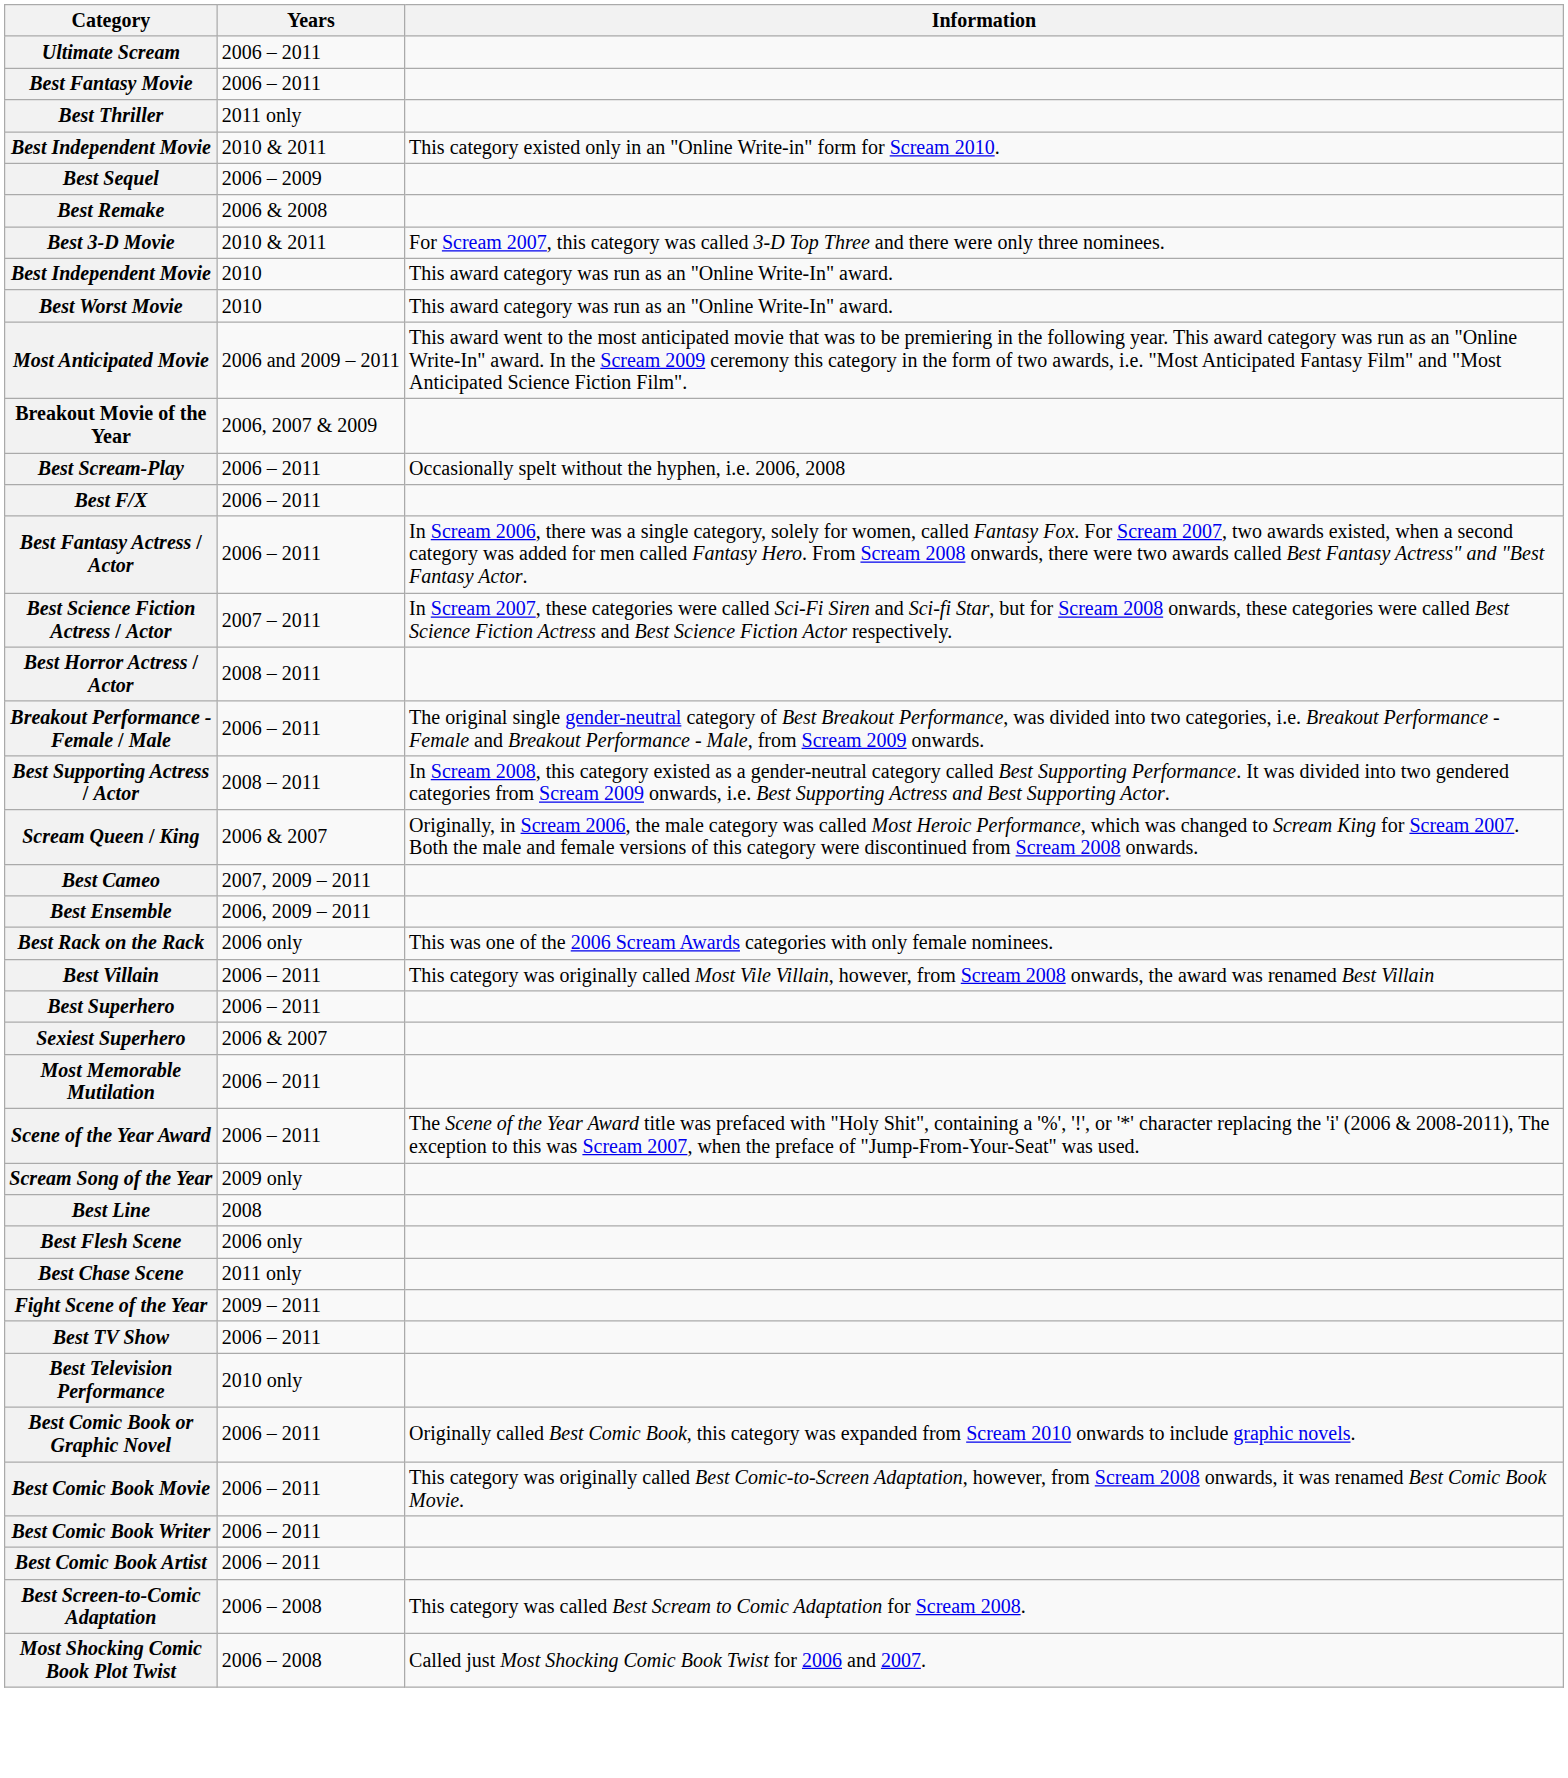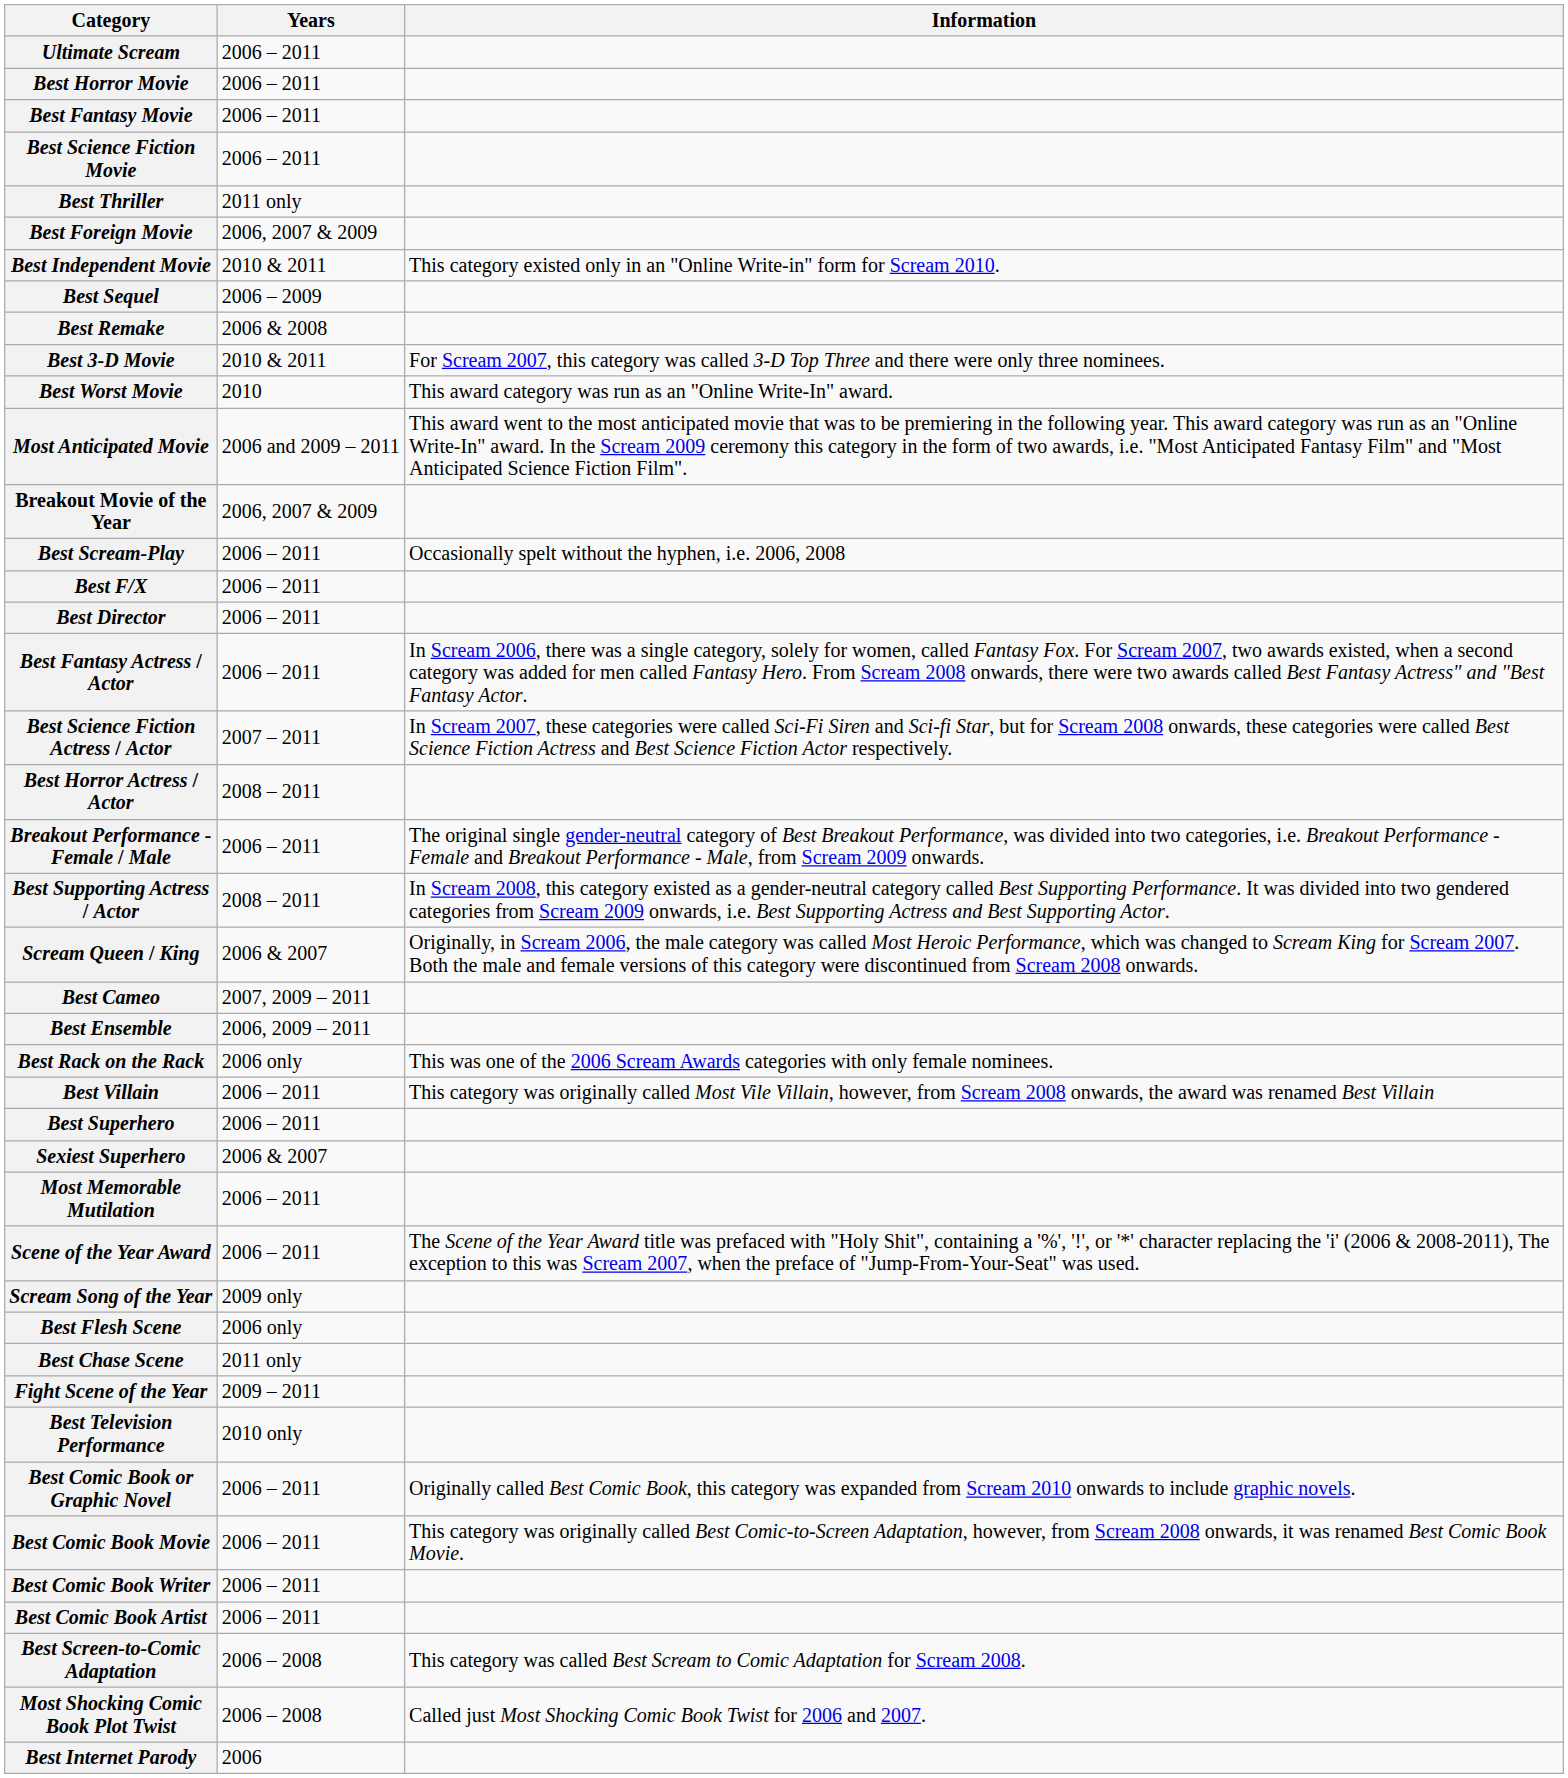+ row: (111, 83)
+ row: (111, 158)
+ row: (111, 233)
- row: (111, 274)
+ row: (111, 617)
- row: (111, 1210)
- row: (111, 1337)
+ row: (111, 1757)
